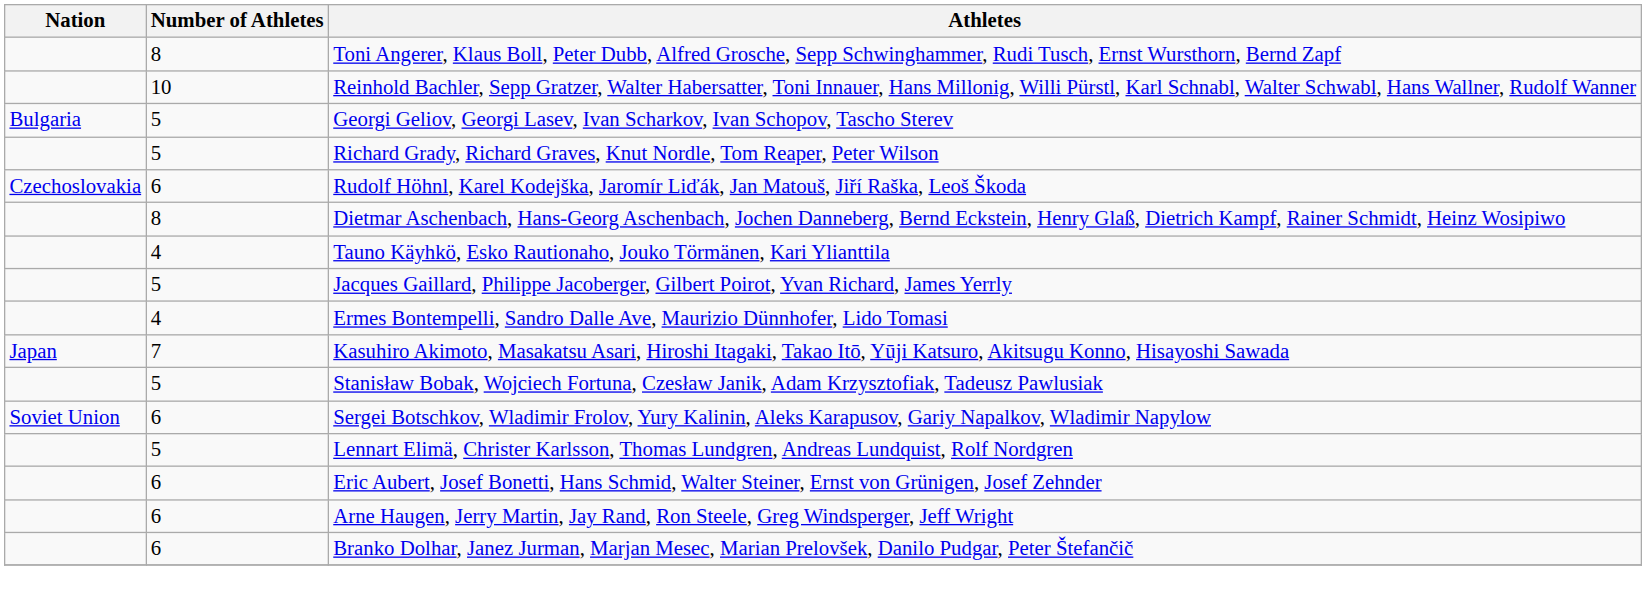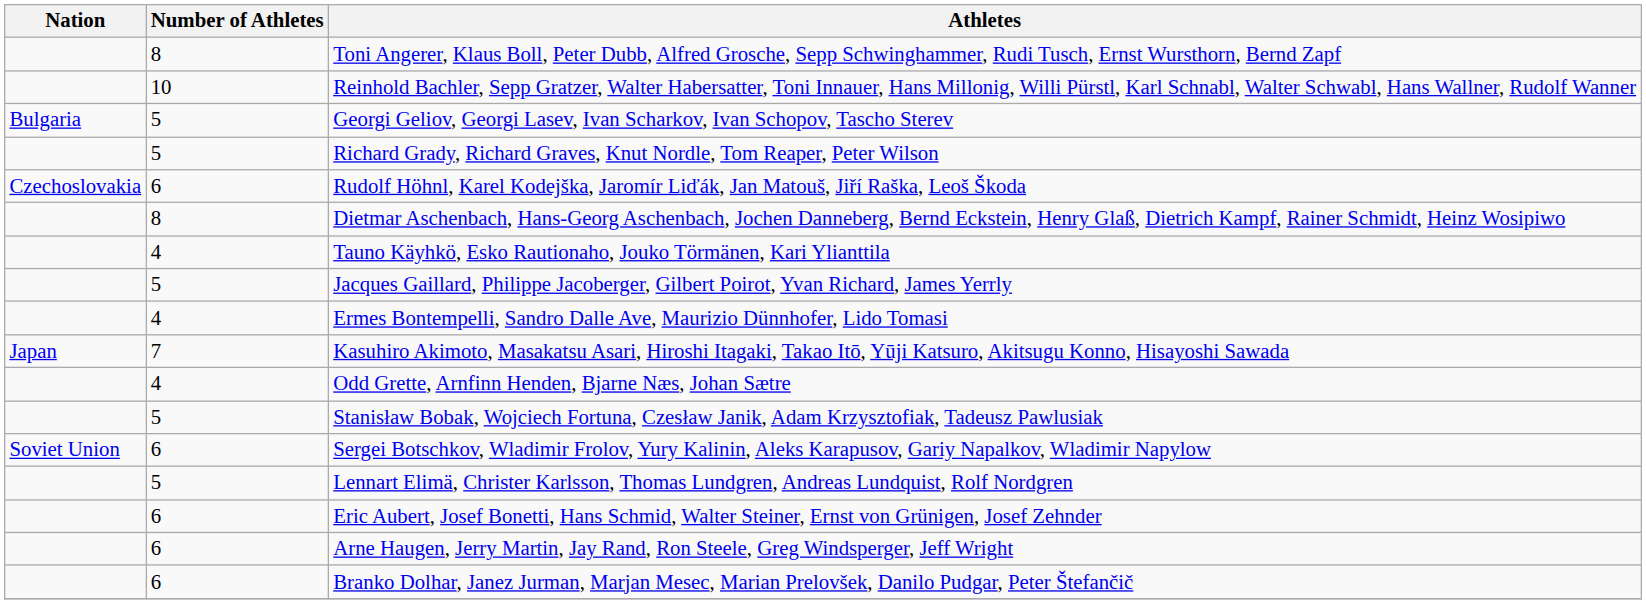+ row: (562, 383)
